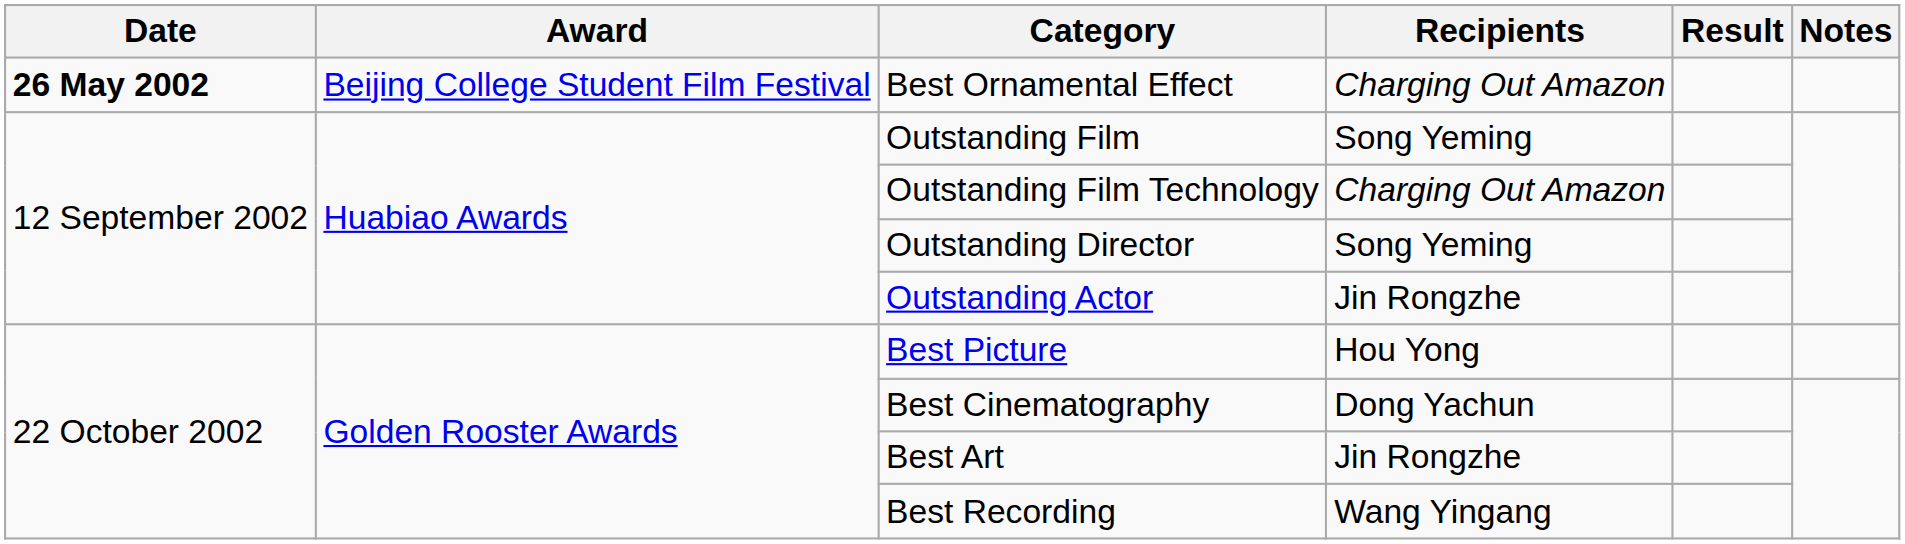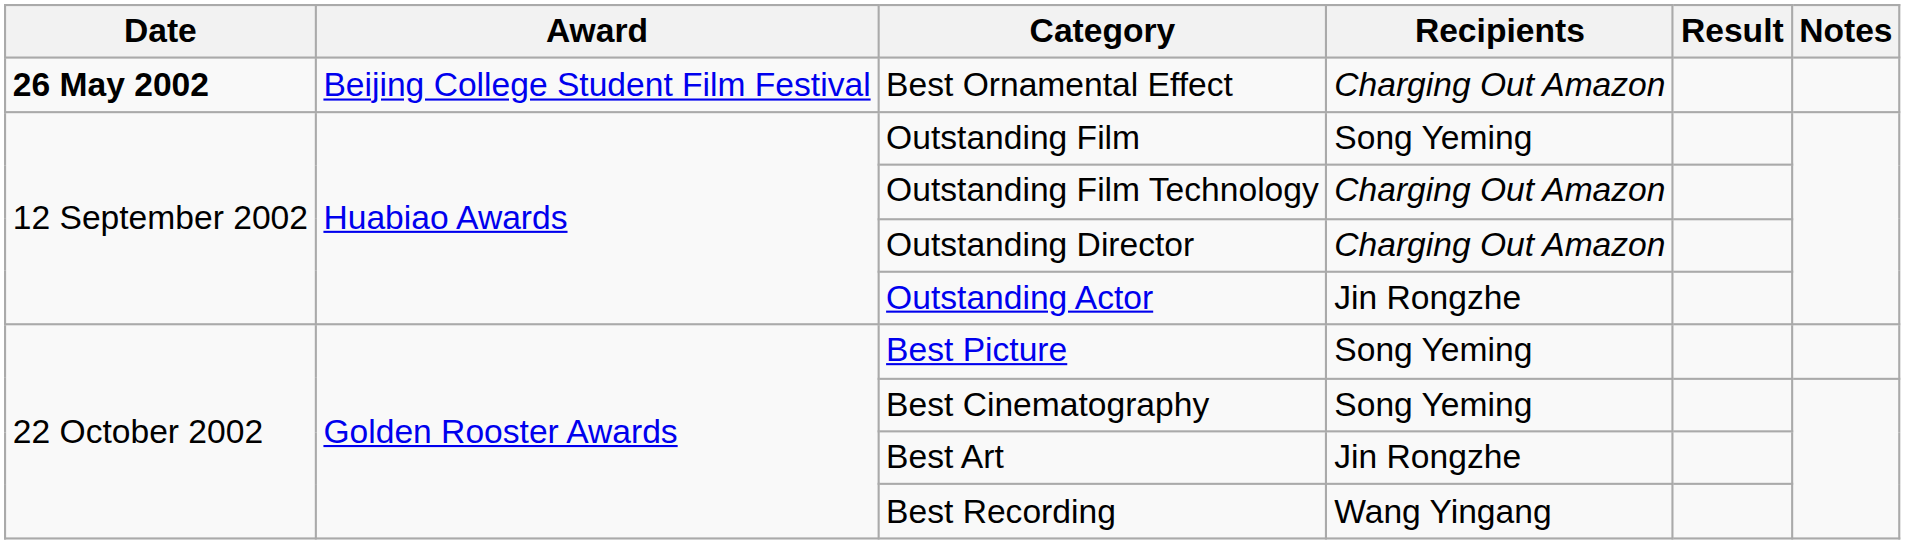(1433, 244) Song Yeming -> (1500, 244) Charging Out Amazon
(1407, 350) Hou Yong -> (1433, 350) Song Yeming
(1435, 404) Dong Yachun -> (1433, 404) Song Yeming
